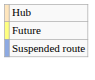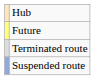+ row: (50, 48)
